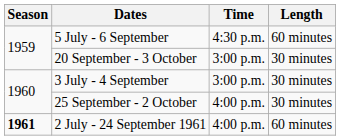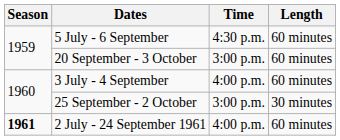(302, 59) 30 minutes -> (302, 59) 60 minutes
(239, 80) 3:00 p.m. -> (239, 80) 4:00 p.m.
(302, 80) 30 minutes -> (302, 80) 60 minutes
(239, 102) 4:00 p.m. -> (239, 102) 3:00 p.m.
